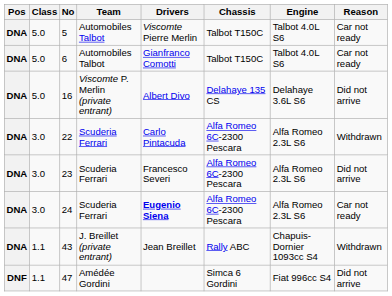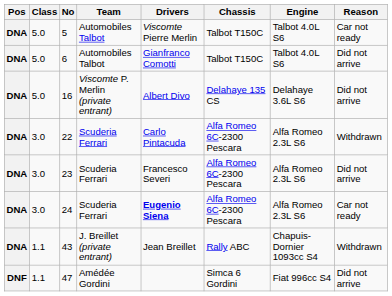(352, 58) Car not ready -> (352, 58) Did not arrive
